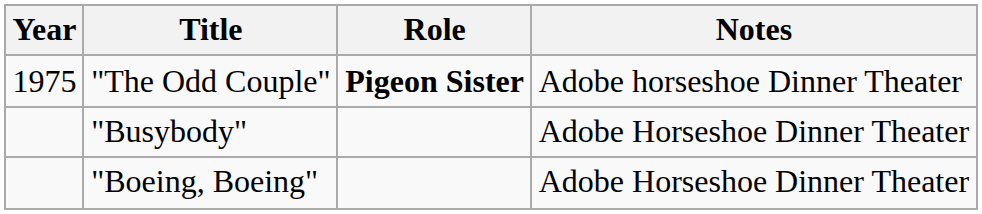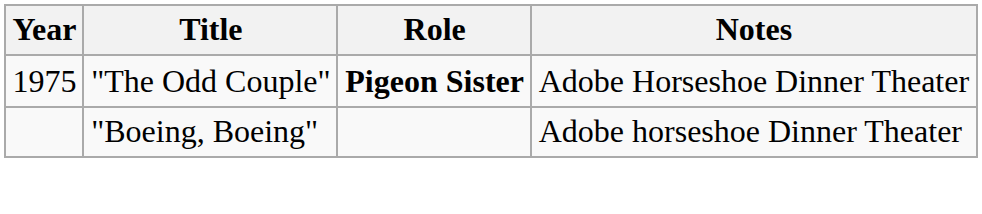(750, 80) Adobe horseshoe Dinner Theater -> (754, 80) Adobe Horseshoe Dinner Theater
- row: (169, 131)
(754, 182) Adobe Horseshoe Dinner Theater -> (750, 131) Adobe horseshoe Dinner Theater
